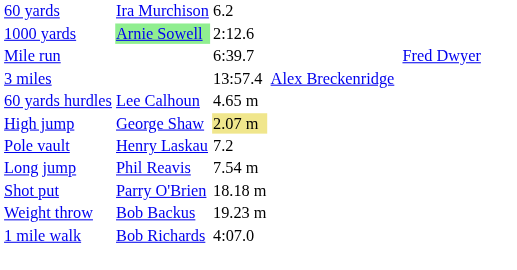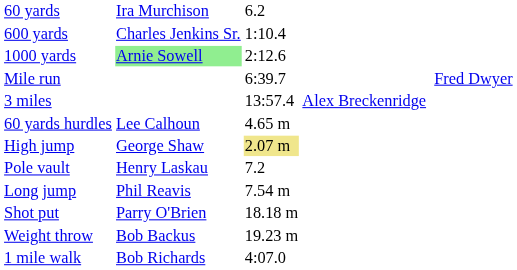+ row: (36, 33)
